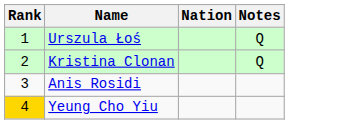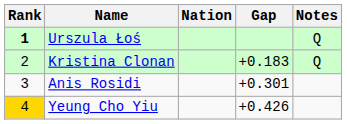+ column: (264, 16)
(25, 39) normal -> (25, 39) bold
